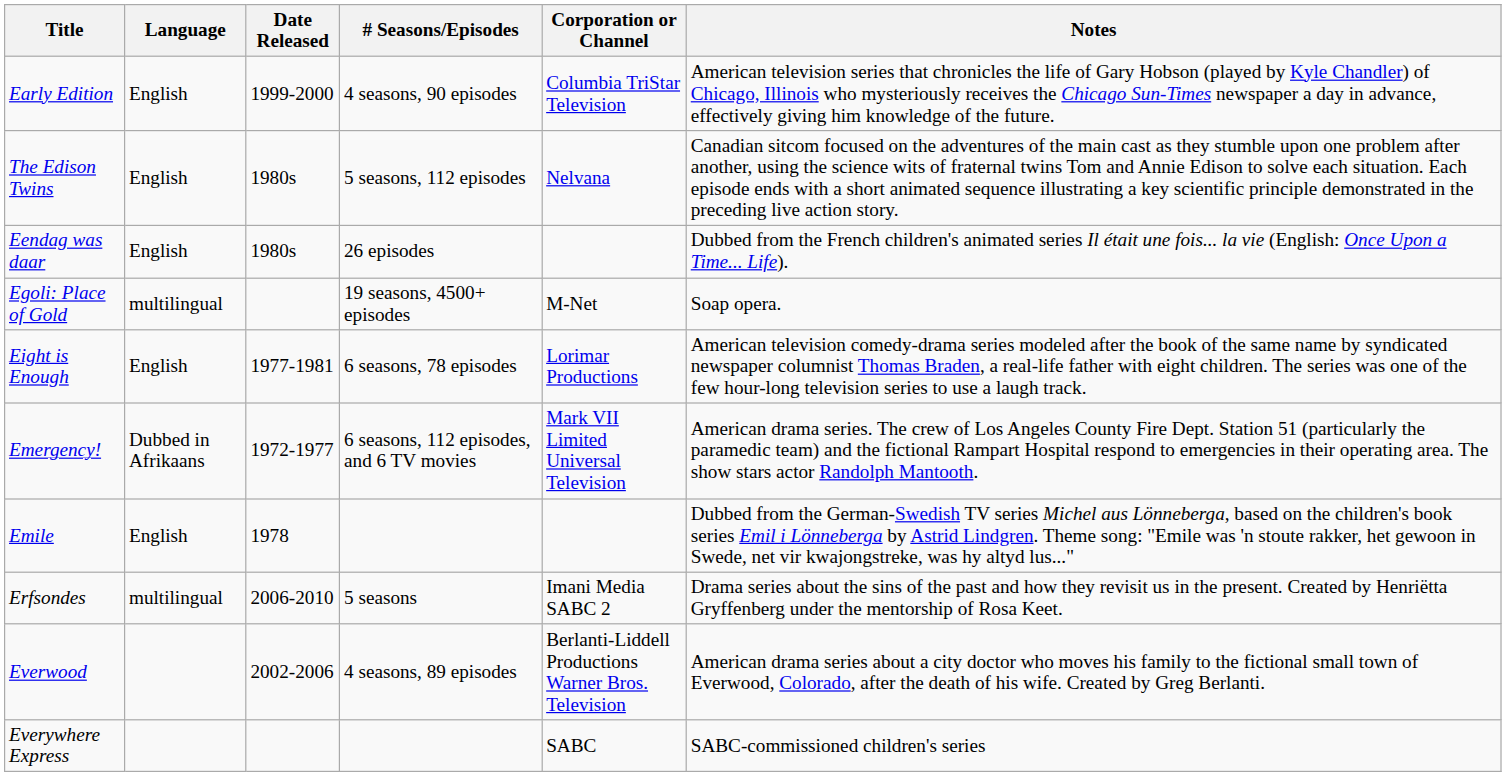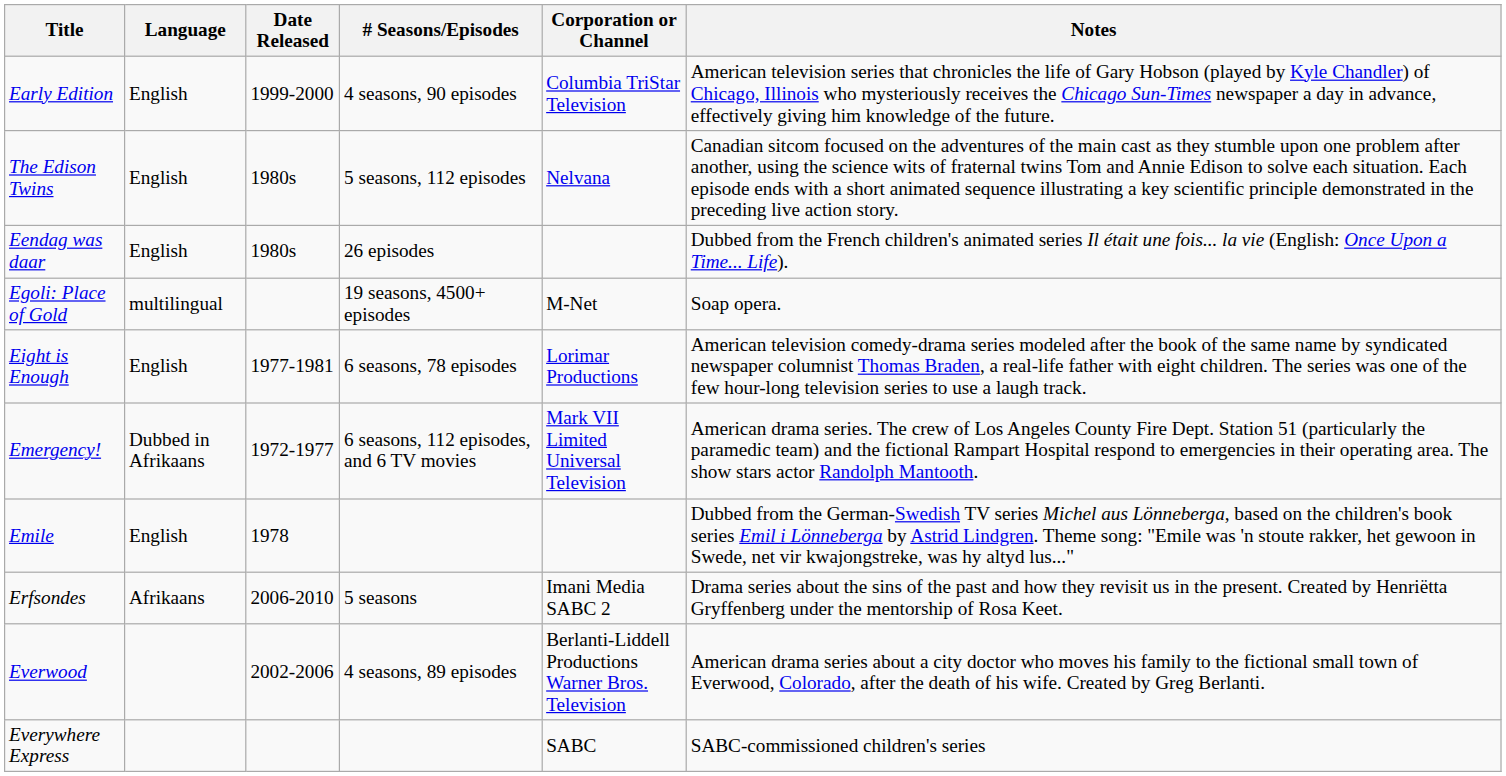(176, 598) multilingual -> (167, 598) Afrikaans
